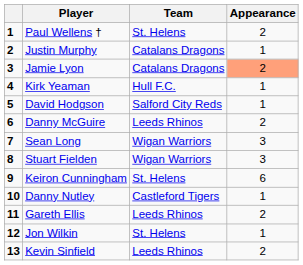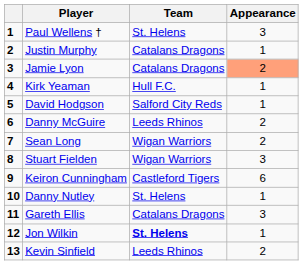(263, 31) 2 -> (263, 31) 3
(263, 141) 3 -> (263, 141) 2
(159, 178) St. Helens -> (176, 178) Castleford Tigers
(176, 196) Castleford Tigers -> (159, 196) St. Helens
(167, 214) Leeds Rhinos -> (178, 214) Catalans Dragons
(263, 214) 2 -> (263, 214) 3
(159, 232) normal -> (160, 232) bold
